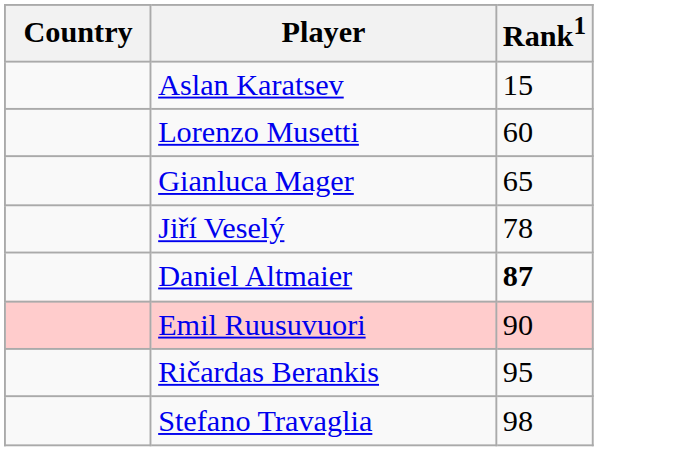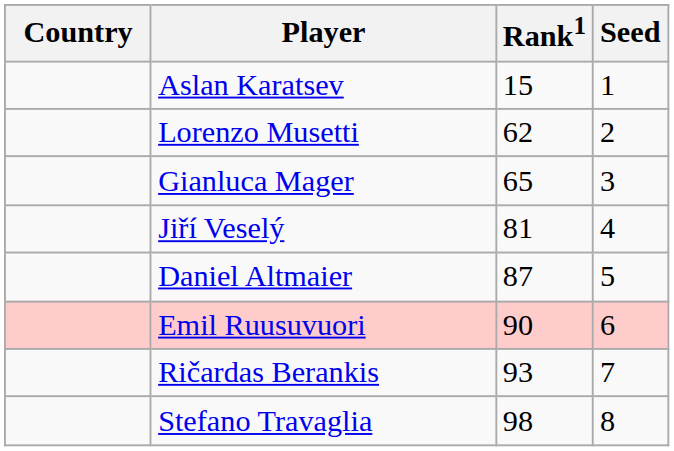+ column: (630, 32)
(518, 132) 60 -> (518, 132) 62
(518, 228) 78 -> (518, 228) 81
(518, 276) bold -> (518, 276) normal
(518, 372) 95 -> (518, 372) 93
